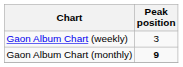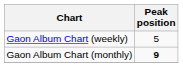(156, 39) 3 -> (156, 39) 5
